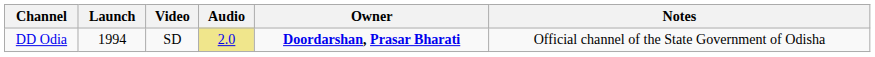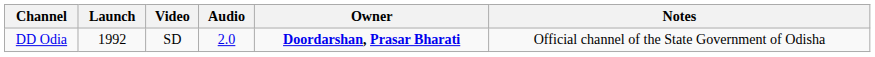(112, 39) 1994 -> (112, 39) 1992
(227, 39) khaki background -> (227, 39) no background
